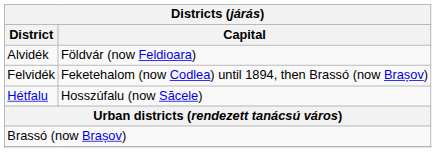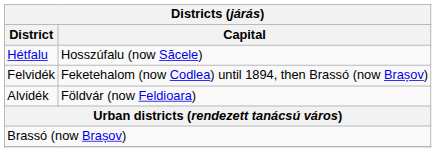rows swapped: (28, 55) <-> (28, 95)
